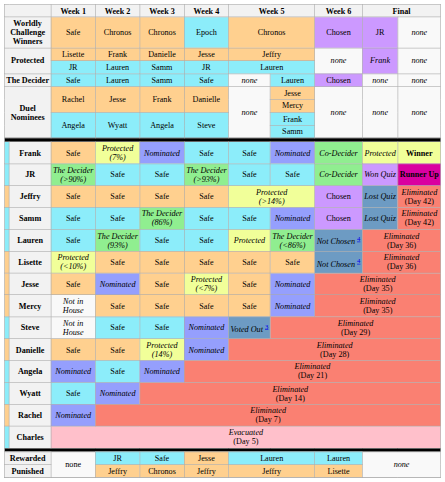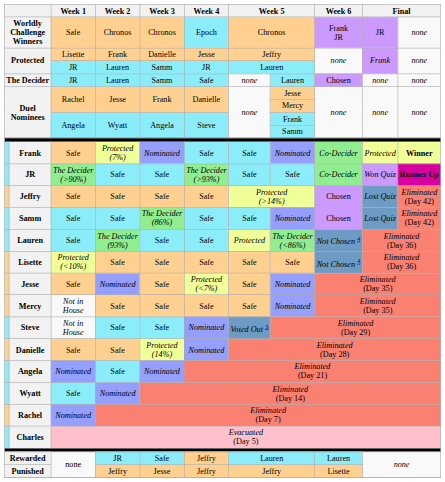(339, 32) Chosen -> (339, 32) Frank JR
(73, 80) Safe -> (73, 80) JR
(206, 458) Jesse -> (206, 458) Jeffry
(162, 471) Chronos -> (162, 471) Jesse
